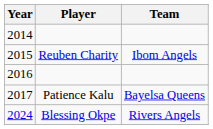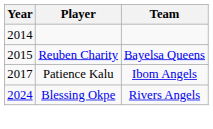(164, 54) Ibom Angels -> (164, 54) Bayelsa Queens
- row: (20, 74)
(164, 94) Bayelsa Queens -> (164, 74) Ibom Angels
